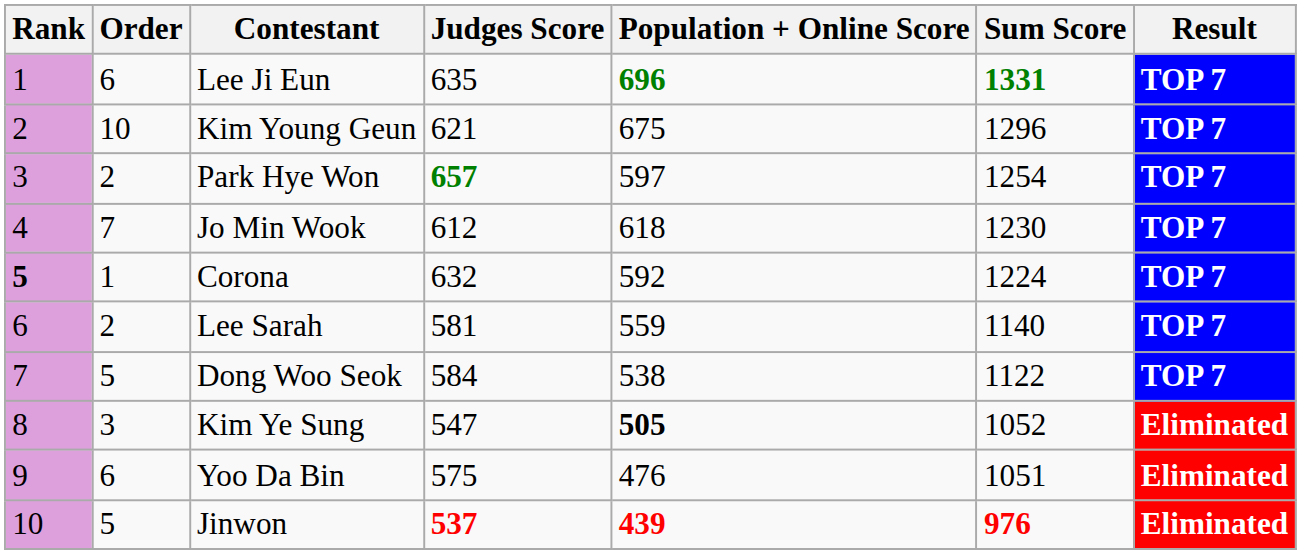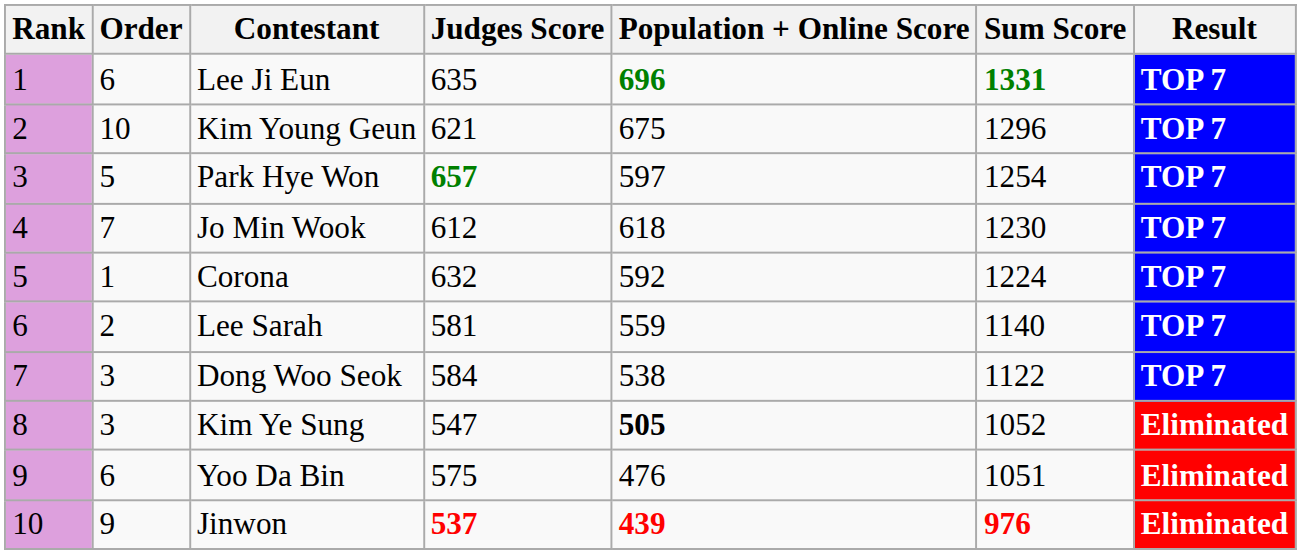(107, 177) 2 -> (107, 177) 5
(20, 276) bold -> (20, 276) normal
(107, 375) 5 -> (107, 375) 3
(107, 524) 5 -> (107, 524) 9
